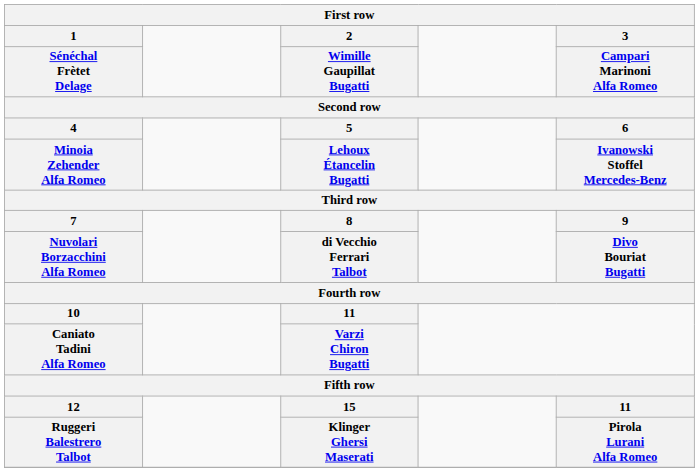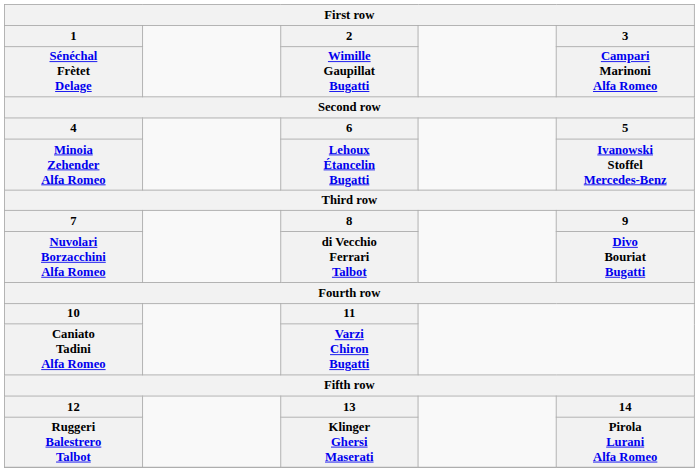(349, 128) 5 -> (349, 128) 6
(625, 128) 6 -> (625, 128) 5
(349, 406) 15 -> (349, 406) 13
(625, 406) 11 -> (625, 406) 14
